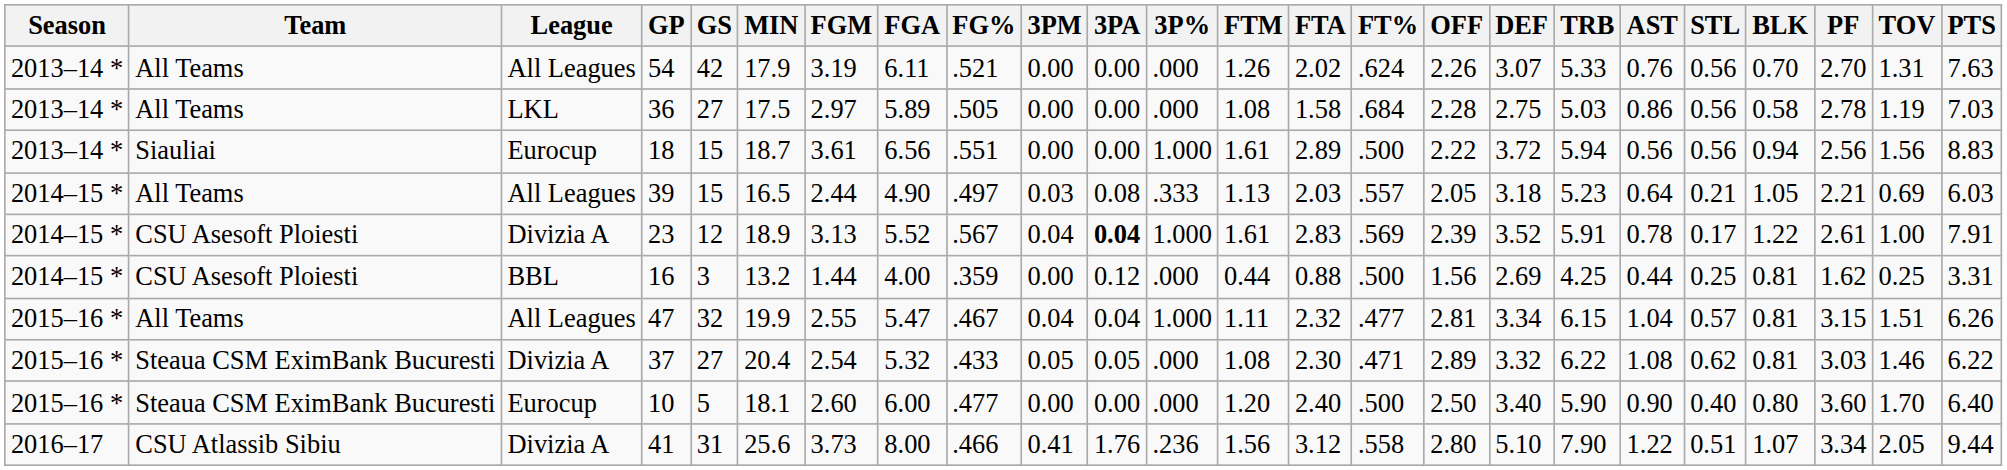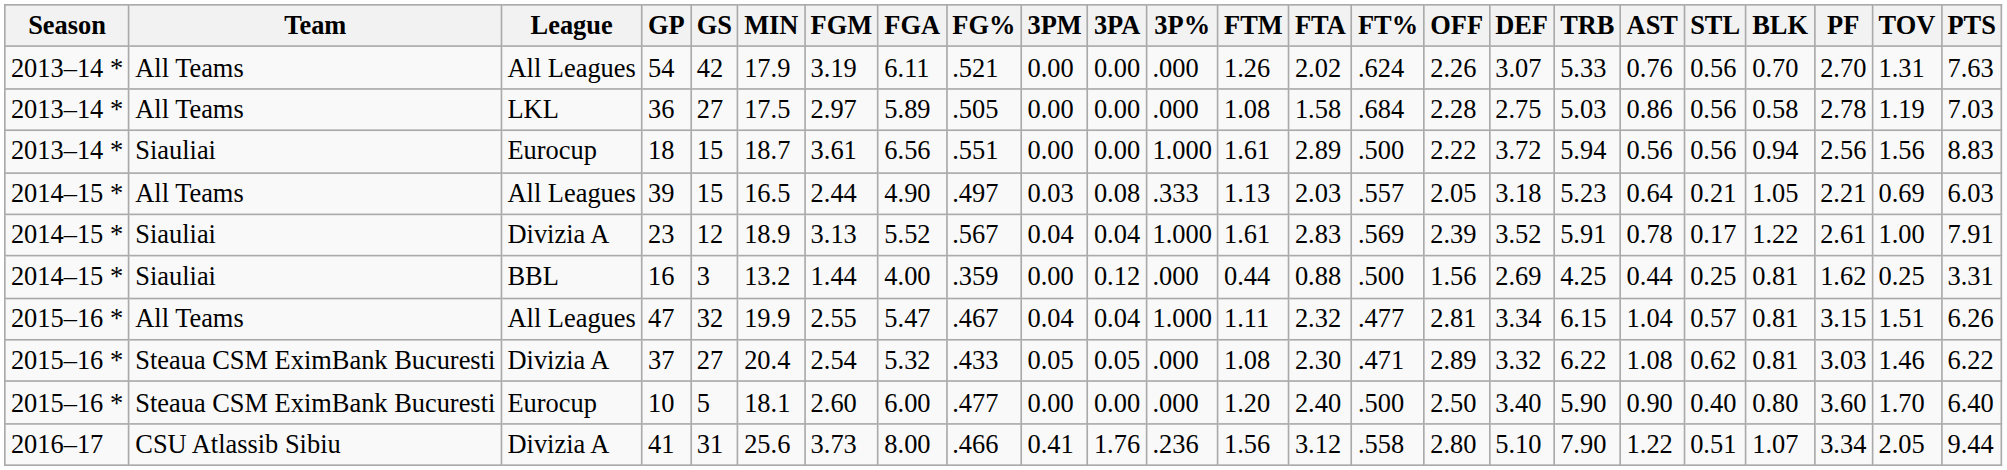(247, 234) CSU Asesoft Ploiesti -> (176, 234) Siauliai
(1117, 234) bold -> (1117, 234) normal
(247, 276) CSU Asesoft Ploiesti -> (176, 276) Siauliai
